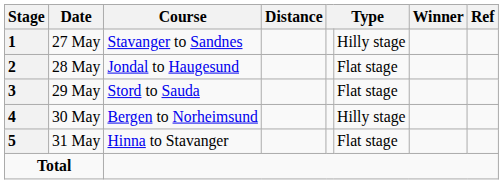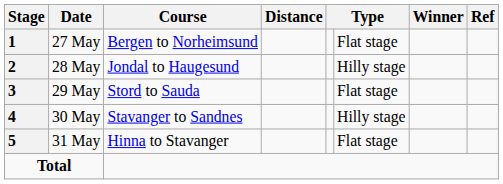(175, 41) Stavanger to Sandnes -> (183, 41) Bergen to Norheimsund
(371, 41) Hilly stage -> (367, 41) Flat stage
(367, 66) Flat stage -> (371, 66) Hilly stage
(183, 116) Bergen to Norheimsund -> (175, 116) Stavanger to Sandnes
